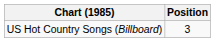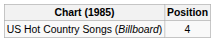(188, 29) 3 -> (188, 29) 4
